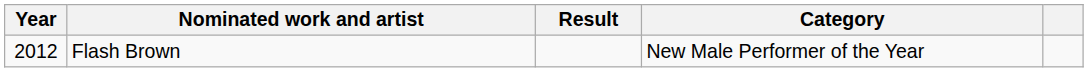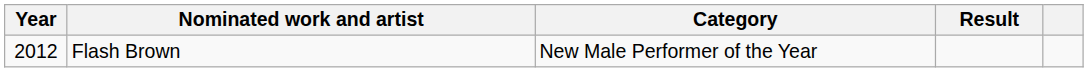columns swapped: (842, 19) <-> (588, 19)
